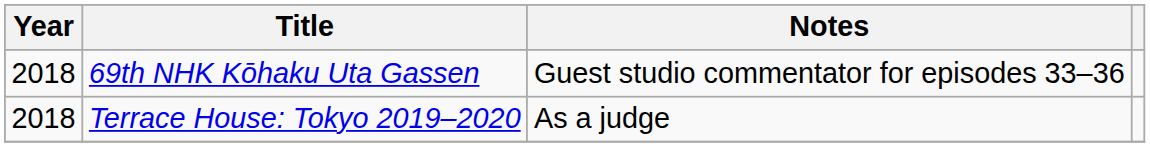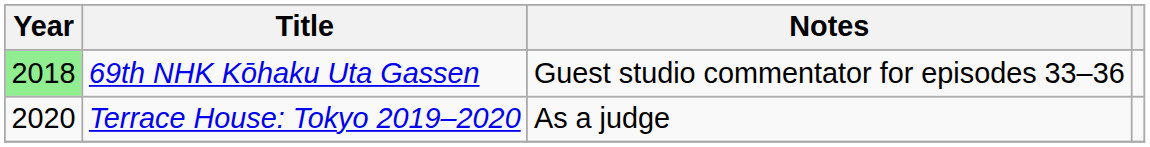(44, 73) no background -> (44, 73) lightgreen background
(44, 118) 2018 -> (44, 118) 2020
